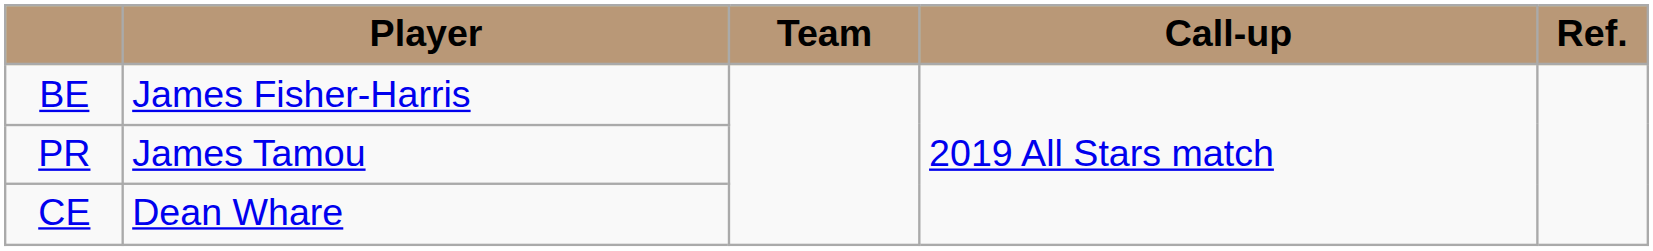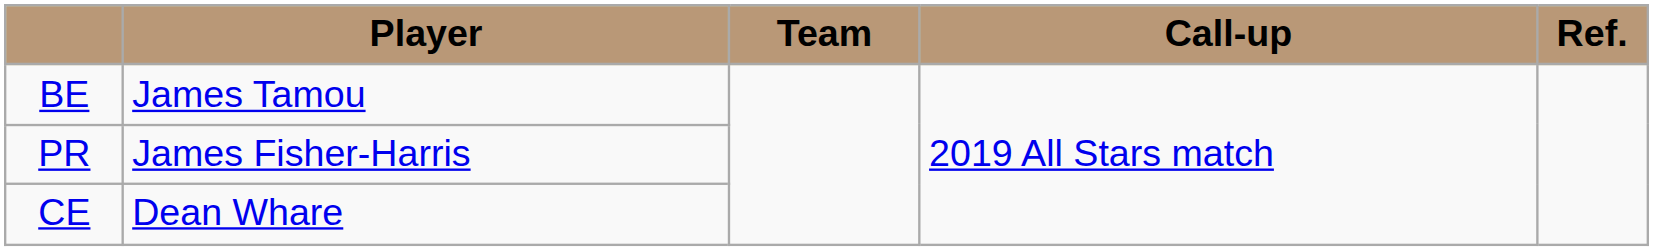(301, 93) James Fisher-Harris -> (249, 93) James Tamou
(249, 153) James Tamou -> (301, 153) James Fisher-Harris
